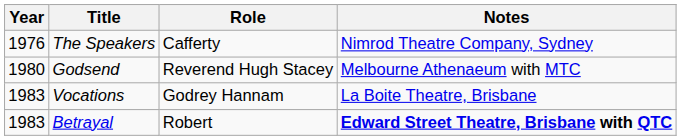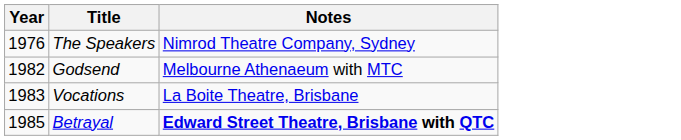- column: (248, 17)
(27, 69) 1980 -> (27, 69) 1982
(27, 122) 1983 -> (27, 122) 1985
